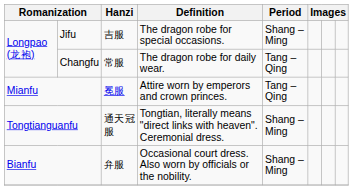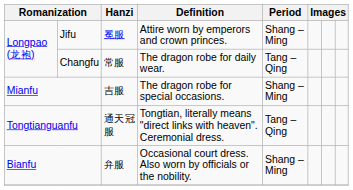(114, 34) 吉服 -> (114, 34) 冕服
(186, 35) The dragon robe for special occasions. -> (195, 35) Attire worn by emperors and crown princes.
(114, 91) 冕服 -> (114, 91) 吉服
(195, 91) Attire worn by emperors and crown princes. -> (186, 91) The dragon robe for special occasions.
(281, 91) Tang – Qing -> (284, 91) Shang – Ming
(284, 125) Shang – Ming -> (281, 125) Tang – Qing
